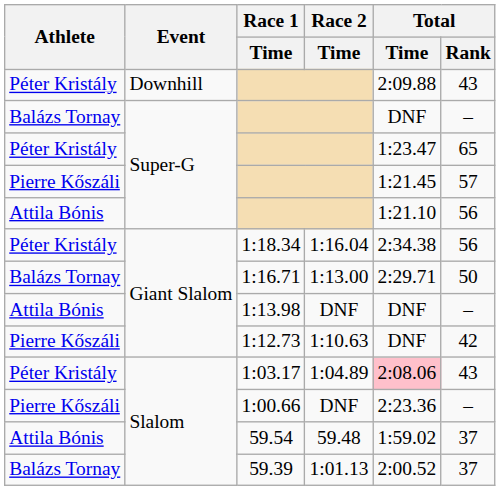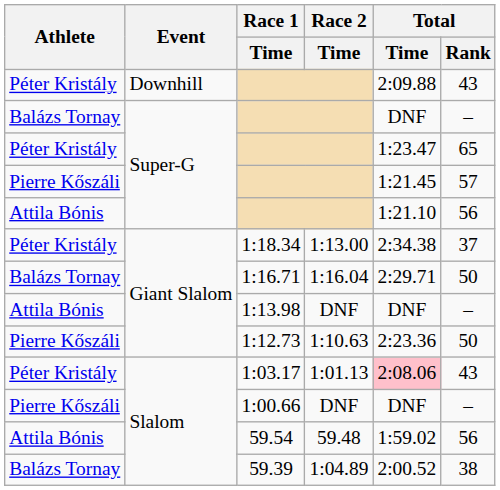(339, 245) 1:16.04 -> (339, 245) 1:13.00
(468, 245) 56 -> (468, 245) 37
(339, 277) 1:13.00 -> (339, 277) 1:16.04
(407, 341) DNF -> (407, 341) 2:23.36
(468, 341) 42 -> (468, 341) 50
(339, 373) 1:04.89 -> (339, 373) 1:01.13
(407, 405) 2:23.36 -> (407, 405) DNF
(468, 437) 37 -> (468, 437) 56
(339, 469) 1:01.13 -> (339, 469) 1:04.89
(468, 469) 37 -> (468, 469) 38
